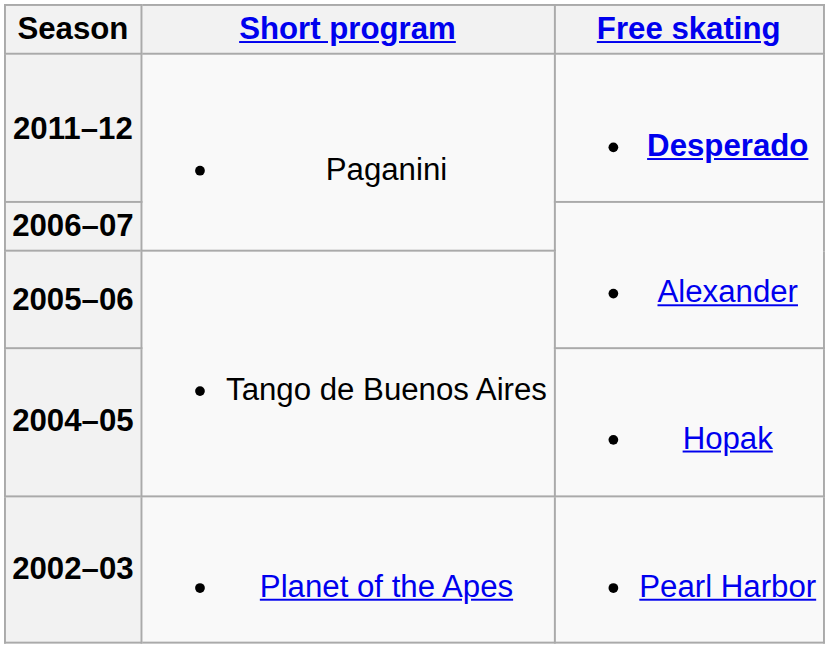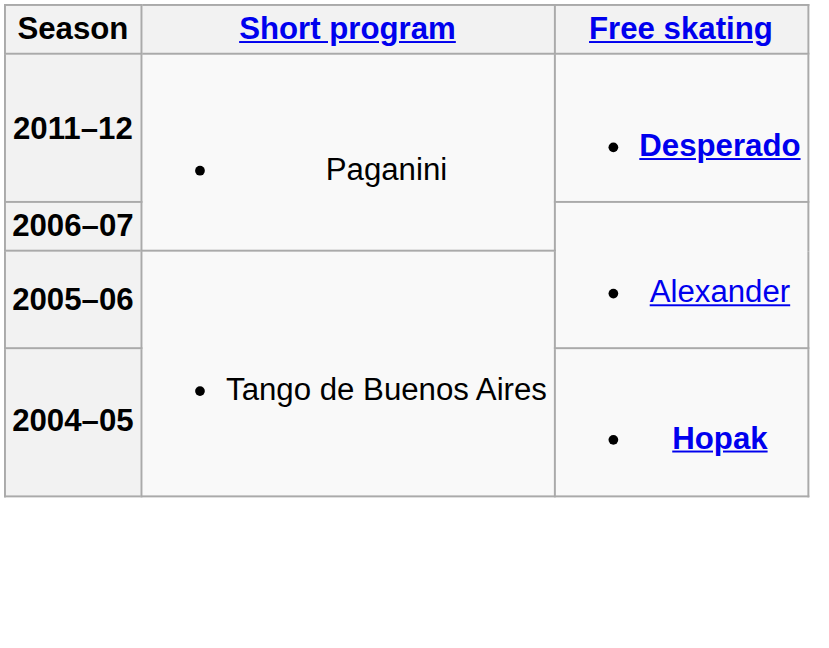(689, 439) normal -> (681, 439) bold
- row: (73, 568)
